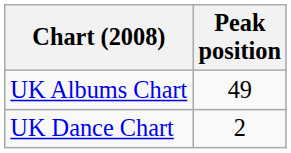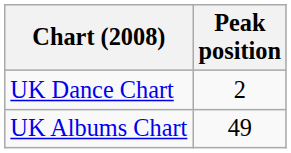rows swapped: (99, 89) <-> (92, 128)
